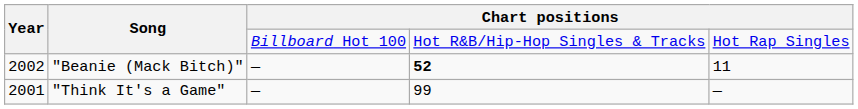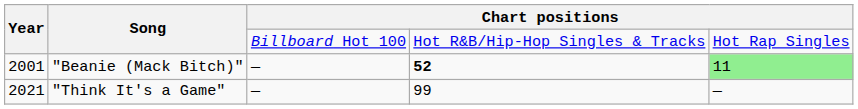(26, 67) 2002 -> (26, 67) 2001
(722, 67) no background -> (722, 67) lightgreen background
(26, 91) 2001 -> (26, 91) 2021
